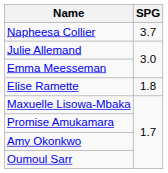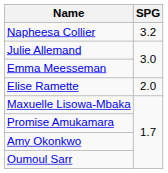(148, 31) 3.7 -> (148, 31) 3.2
(148, 86) 1.8 -> (148, 86) 2.0
